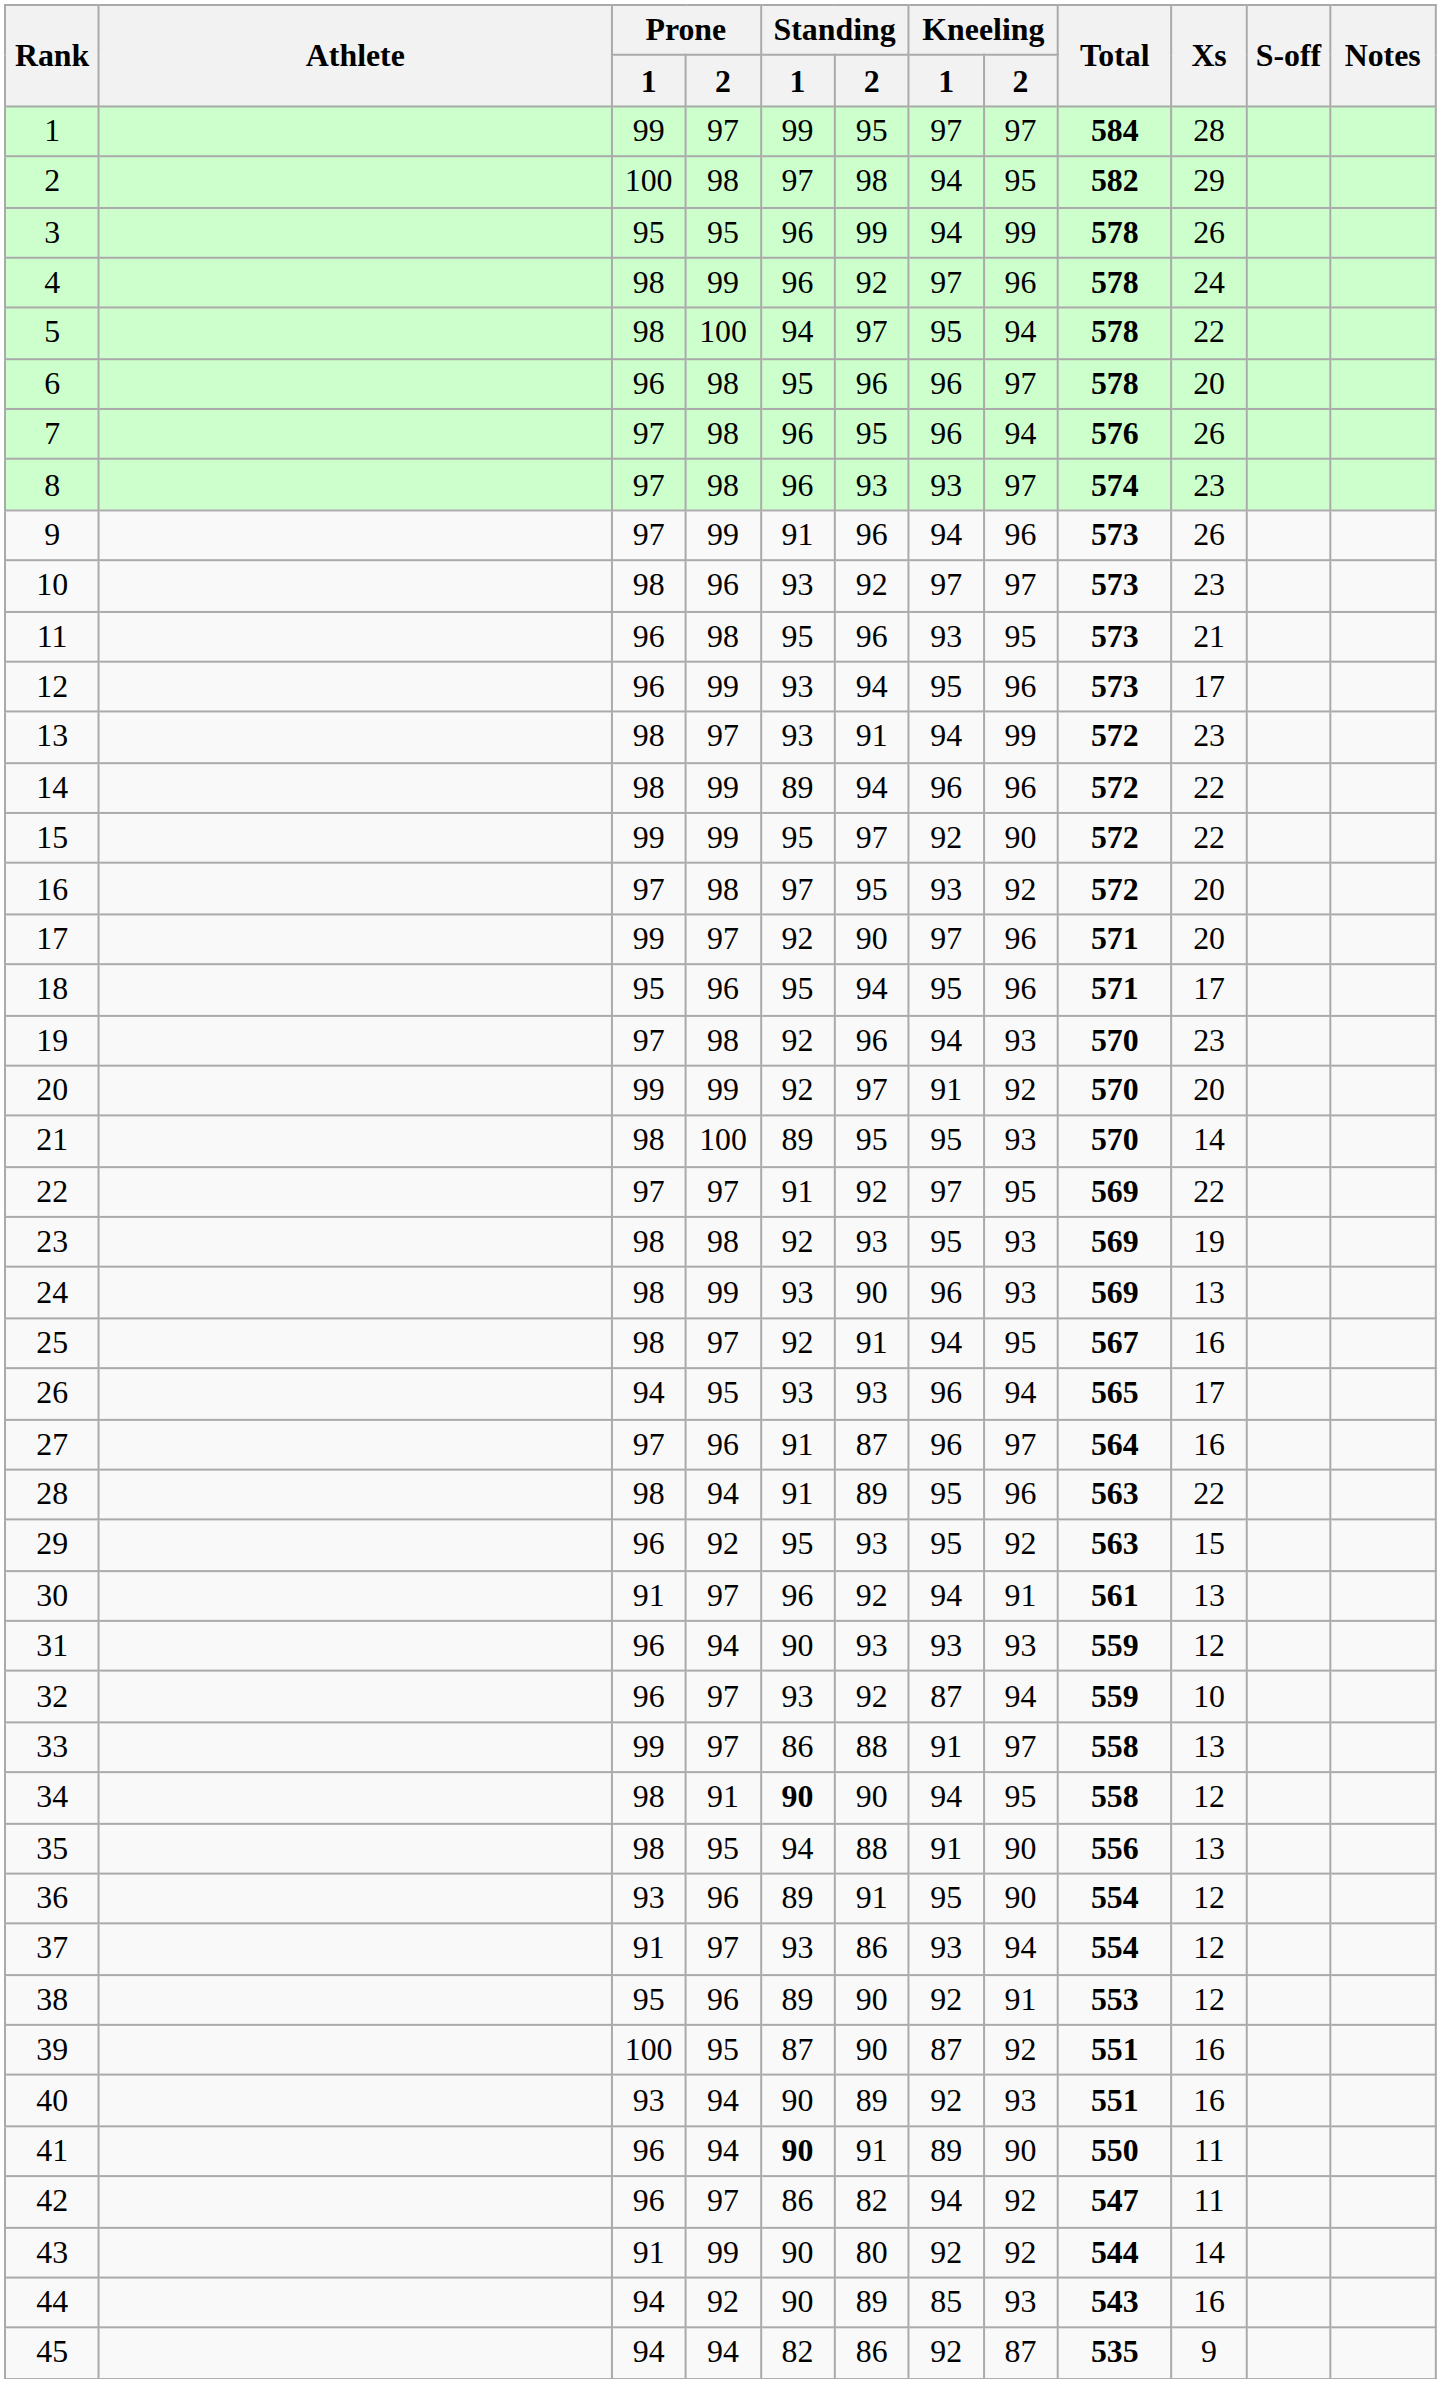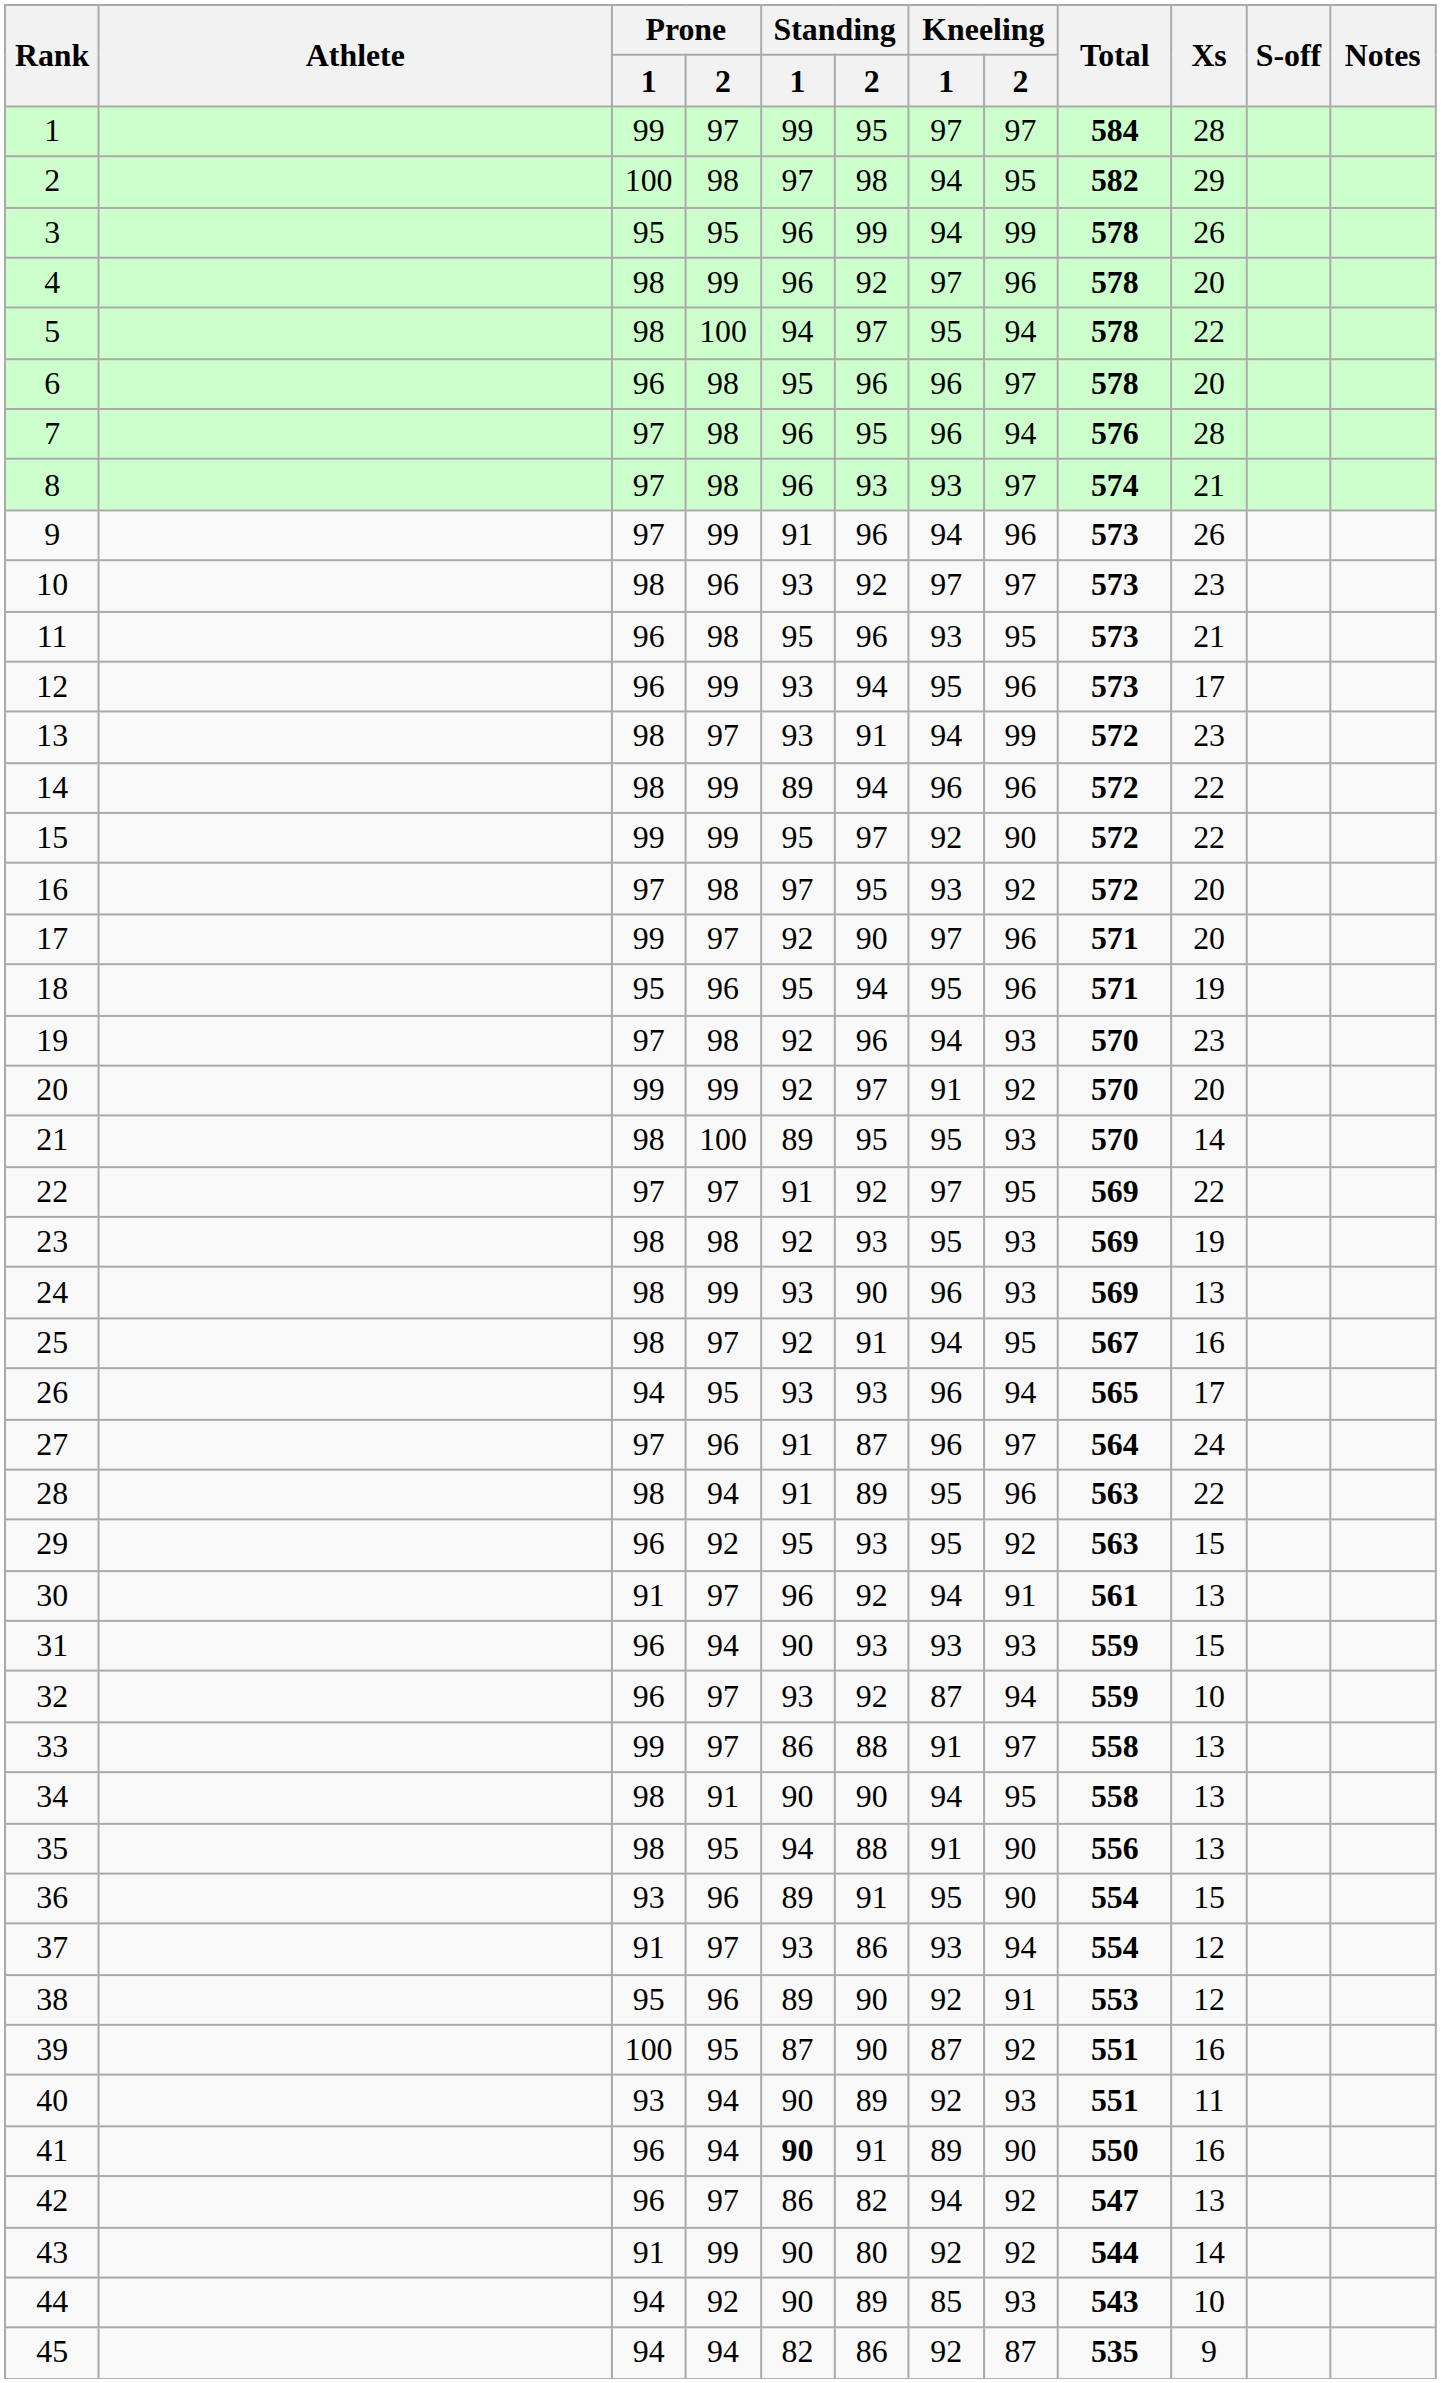(1209, 282) 24 -> (1209, 282) 20
(1209, 433) 26 -> (1209, 433) 28
(1209, 484) 23 -> (1209, 484) 21
(1209, 989) 17 -> (1209, 989) 19
(1209, 1443) 16 -> (1209, 1443) 24
(1209, 1645) 12 -> (1209, 1645) 15
(797, 1797) bold -> (797, 1797) normal
(1209, 1797) 12 -> (1209, 1797) 13
(1209, 1898) 12 -> (1209, 1898) 15
(1209, 2100) 16 -> (1209, 2100) 11
(1209, 2150) 11 -> (1209, 2150) 16
(1209, 2201) 11 -> (1209, 2201) 13
(1209, 2302) 16 -> (1209, 2302) 10
